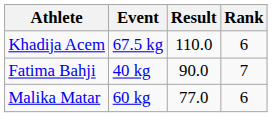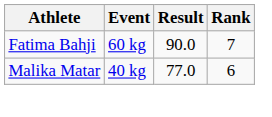- row: (57, 44)
(132, 71) 40 kg -> (127, 44) 60 kg
(132, 97) 60 kg -> (127, 71) 40 kg
